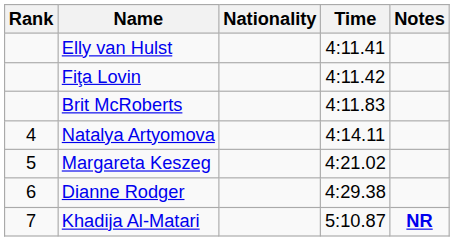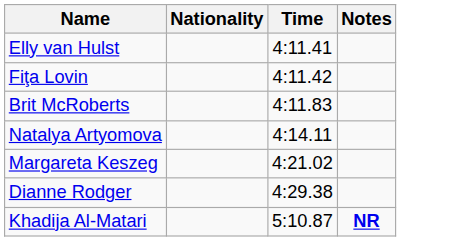- column: (31, 18)
